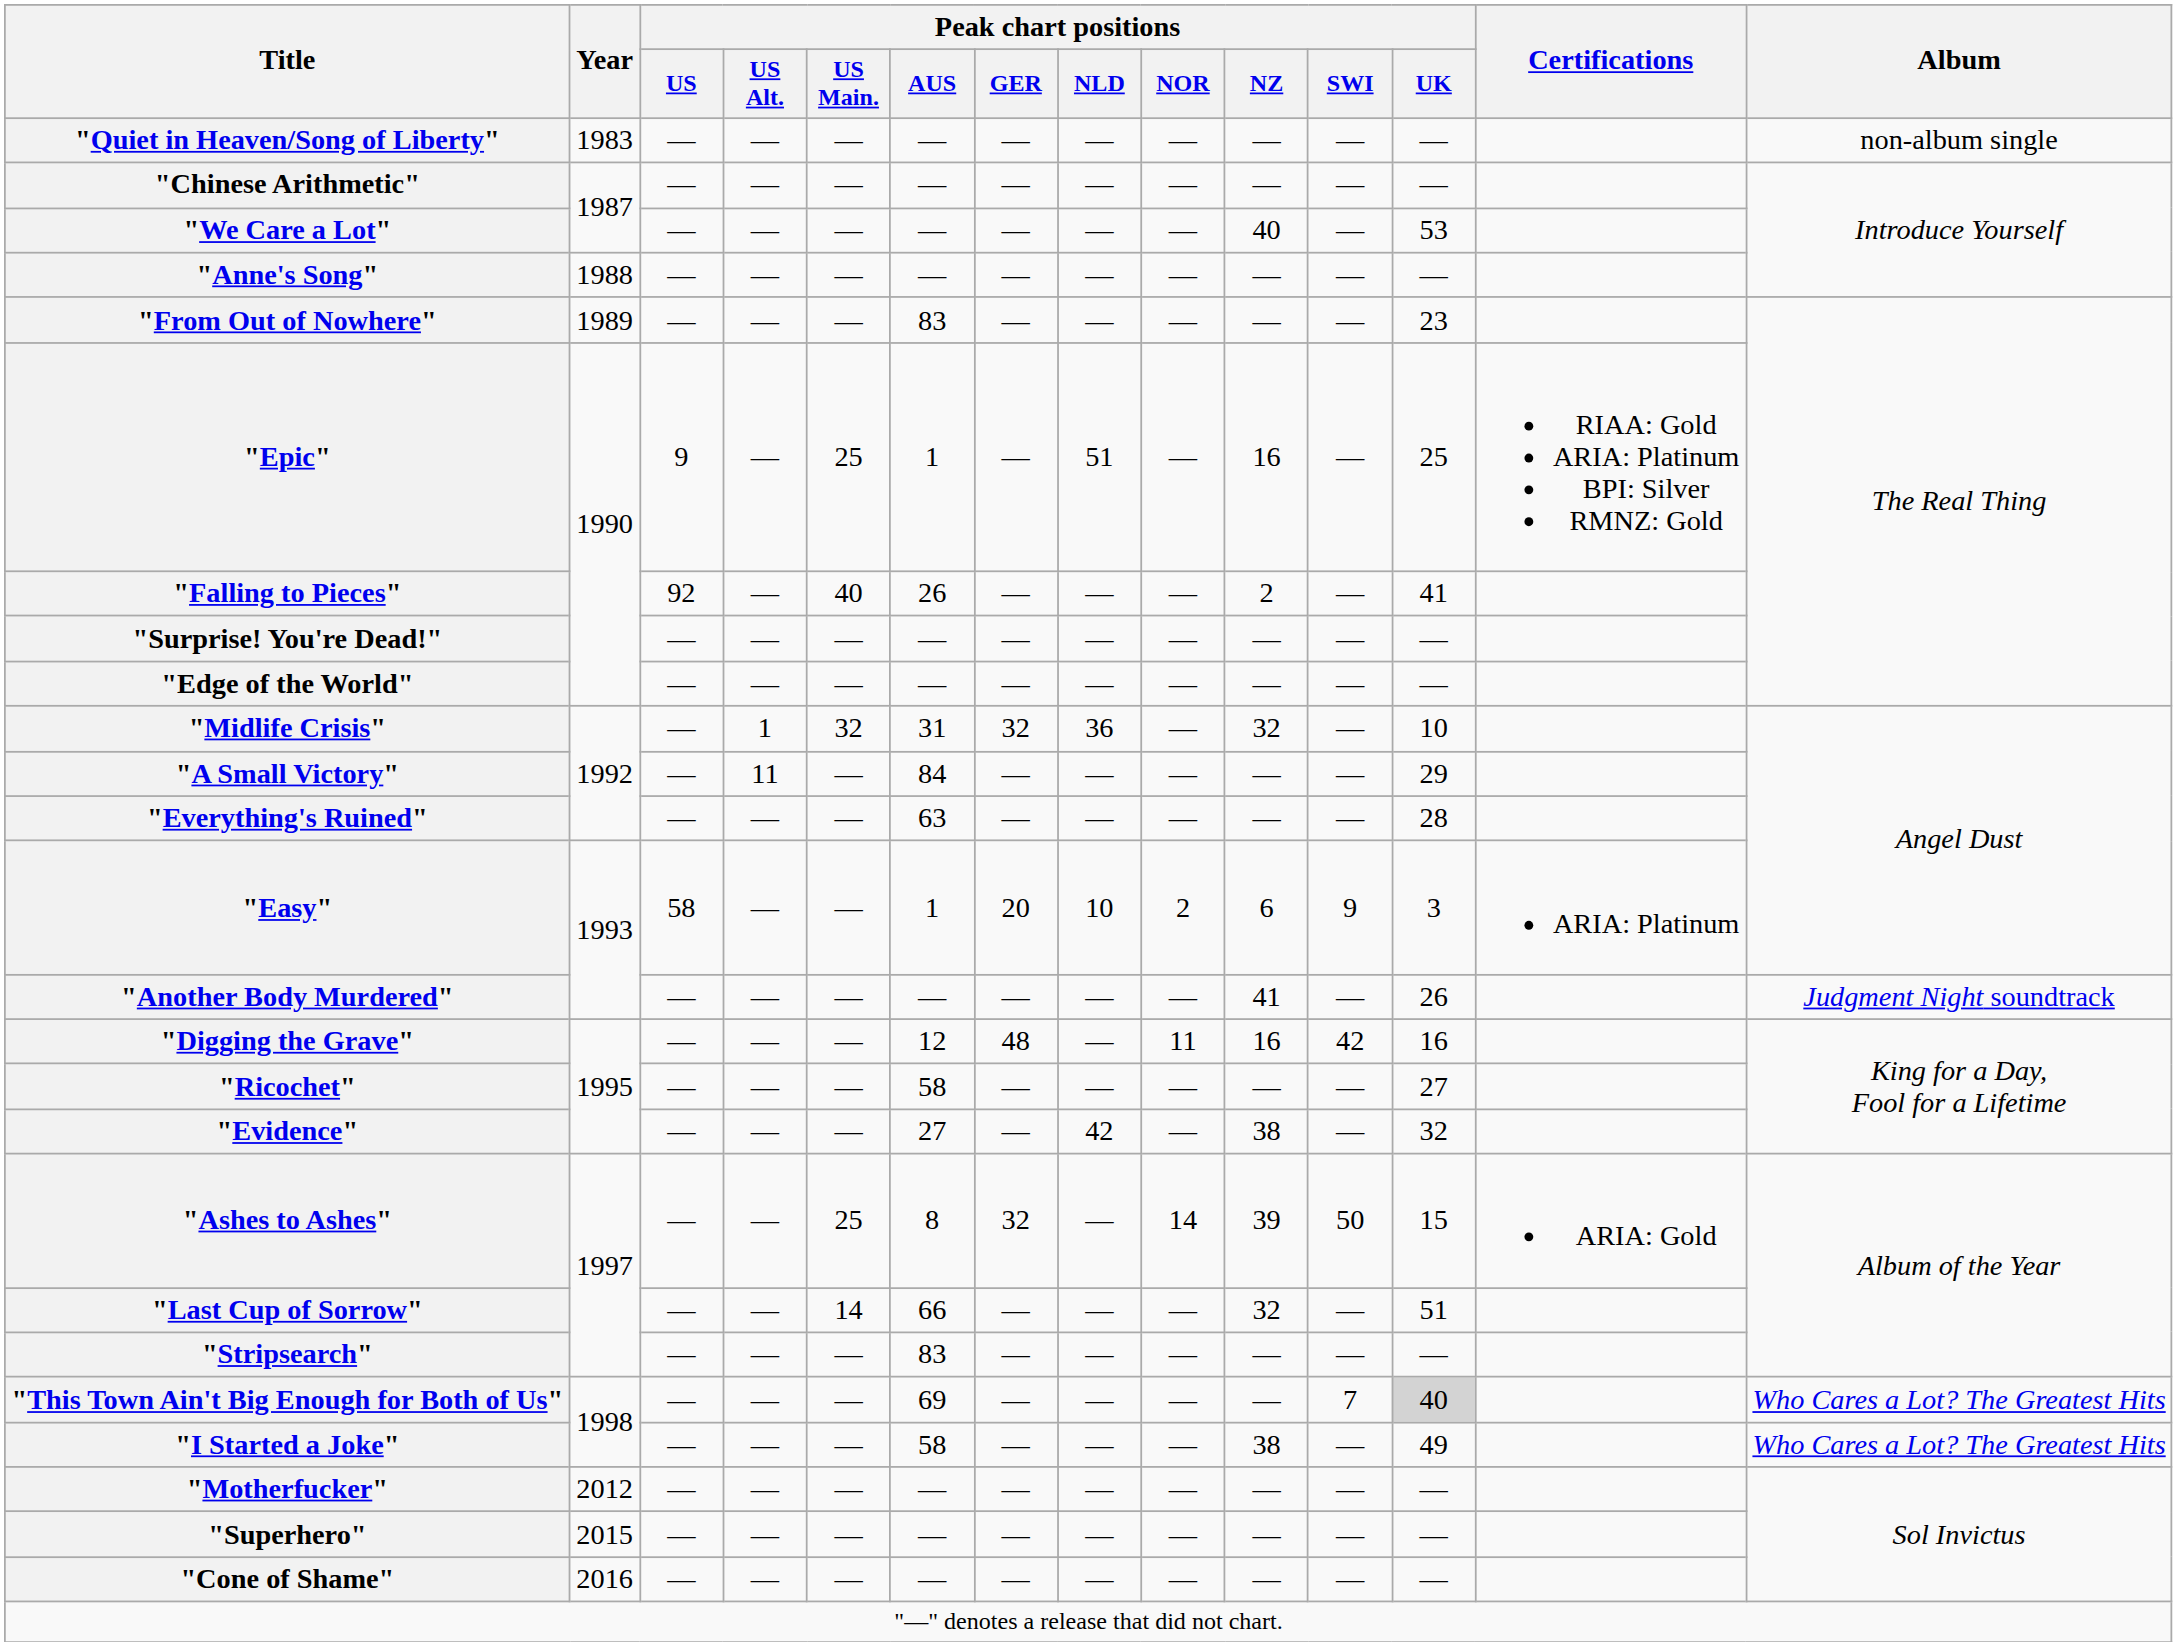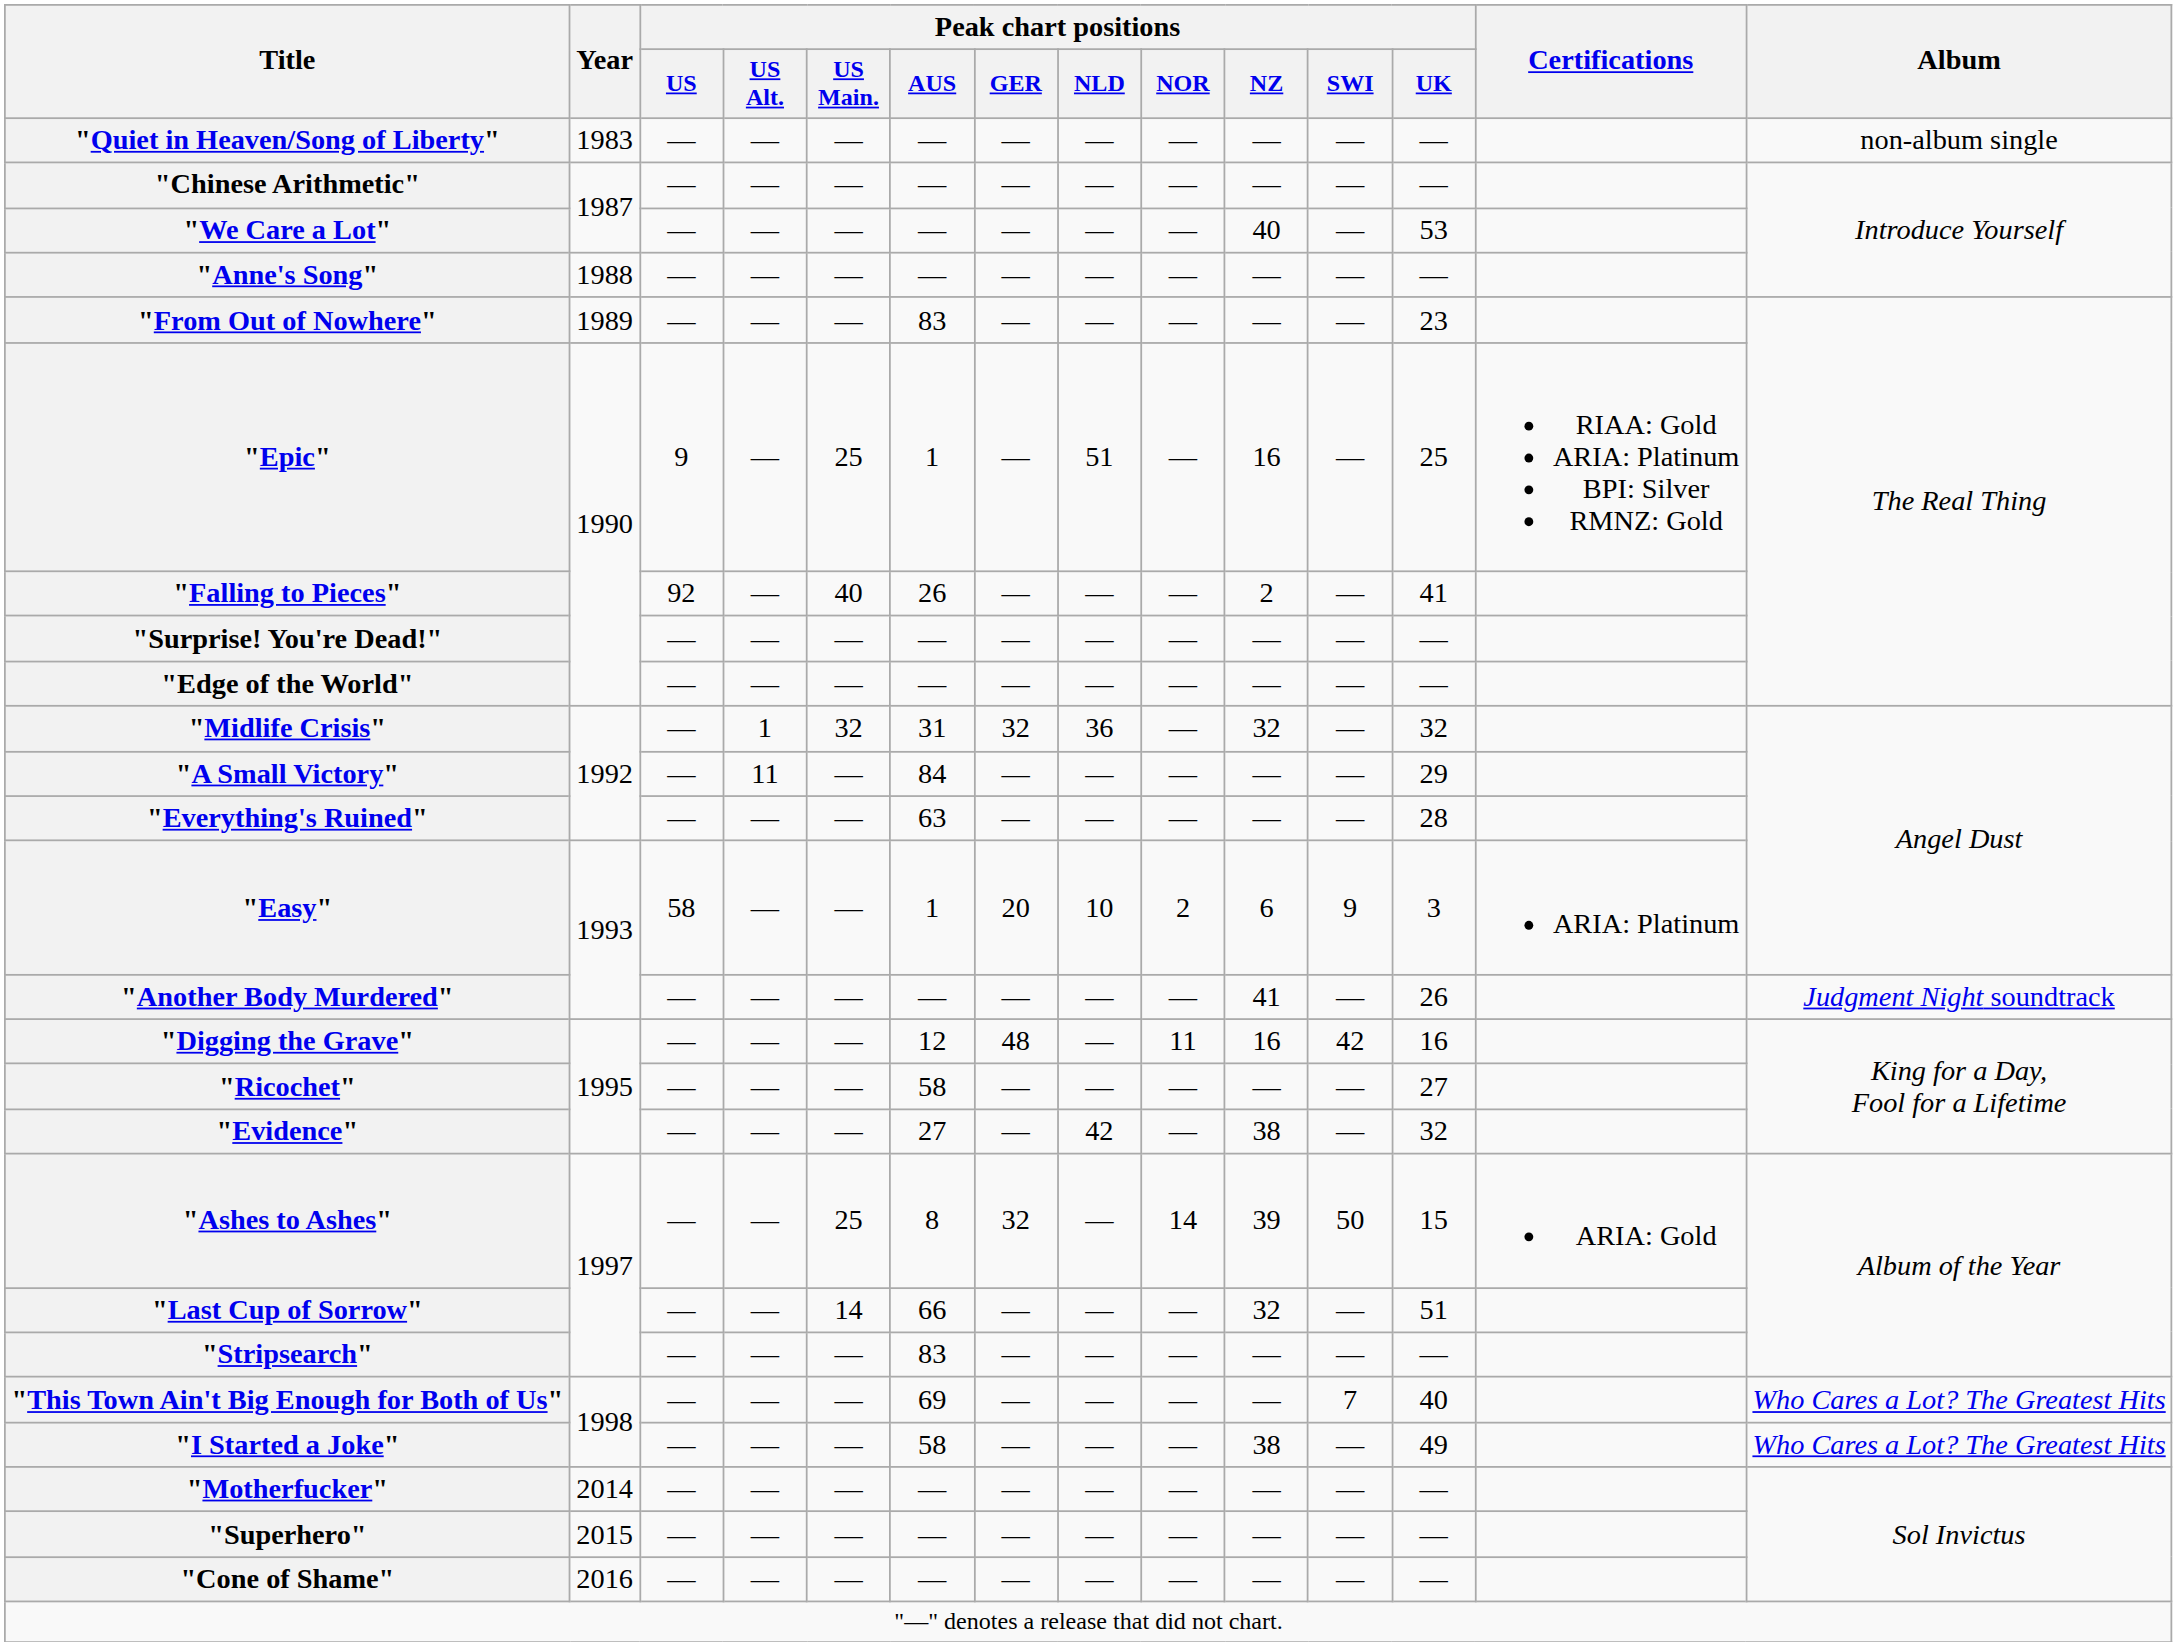(1434, 728) 10 -> (1434, 728) 32
(1434, 1399) lightgrey background -> (1434, 1399) no background
(605, 1489) 2012 -> (605, 1489) 2014
